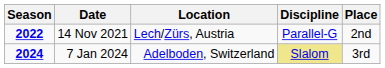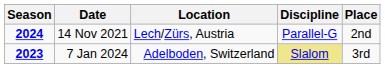(29, 34) 2022 -> (29, 34) 2024
(29, 54) 2024 -> (29, 54) 2023
